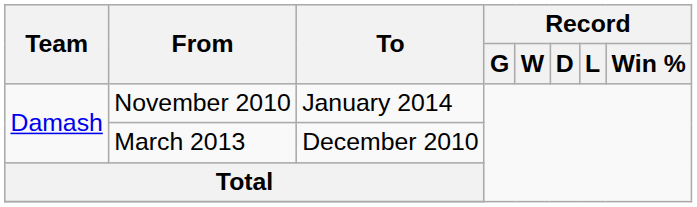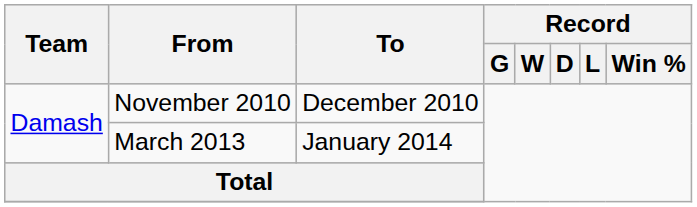(377, 102) January 2014 -> (390, 102) December 2010
(390, 142) December 2010 -> (377, 142) January 2014
